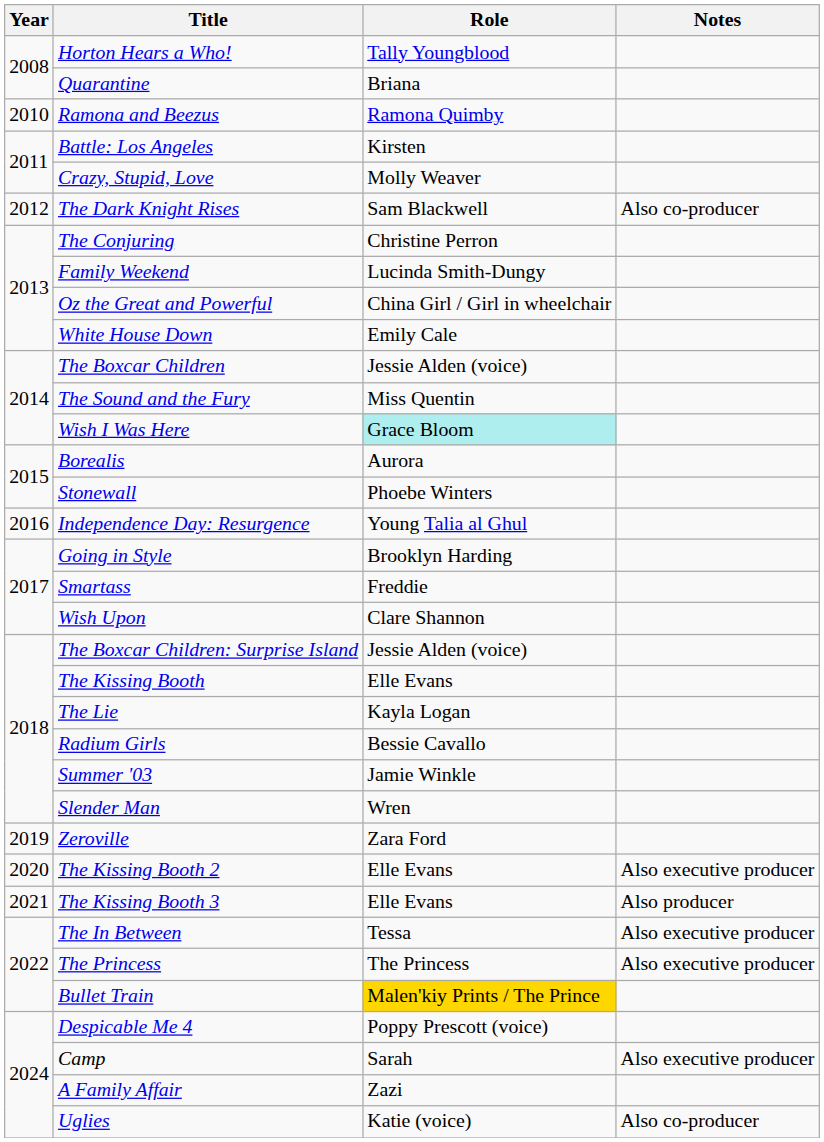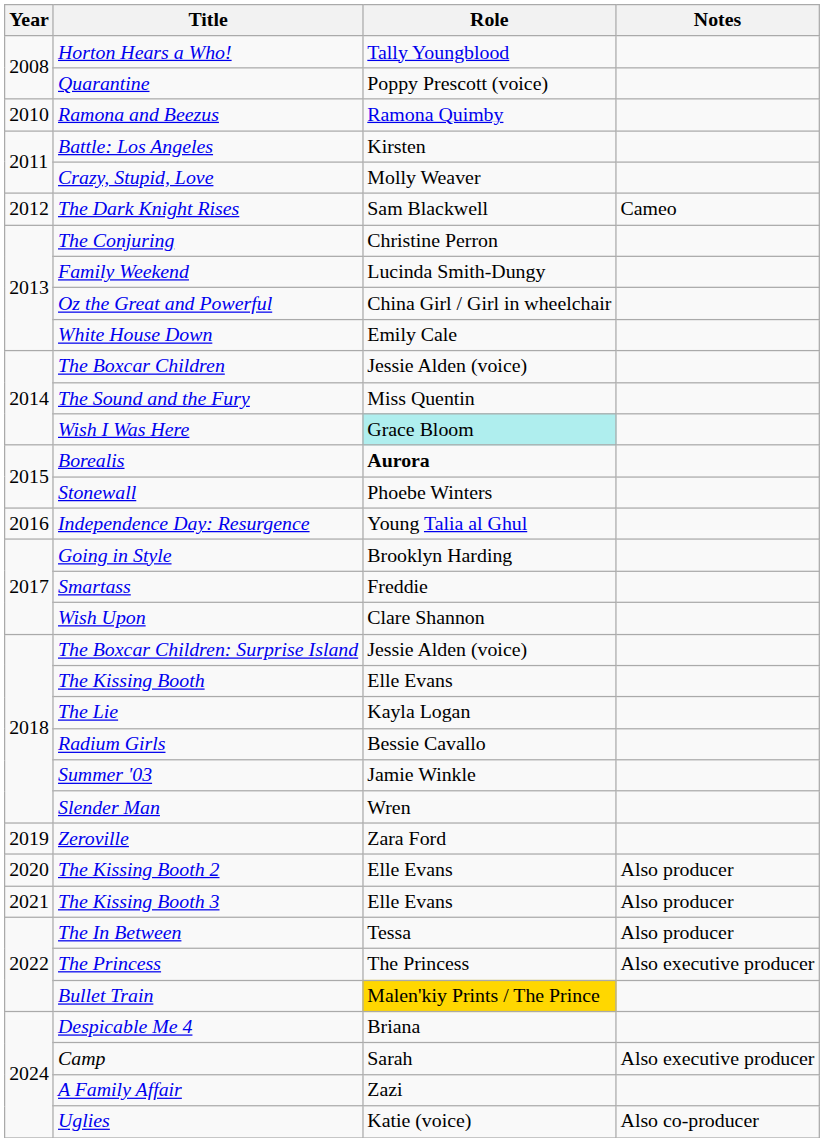(394, 83) Briana -> (458, 83) Poppy Prescott (voice)
(690, 209) Also co-producer -> (649, 209) Cameo
(395, 460) normal -> (399, 460) bold
(718, 869) Also executive producer -> (677, 869) Also producer
(718, 932) Also executive producer -> (677, 932) Also producer
(458, 1027) Poppy Prescott (voice) -> (394, 1027) Briana
